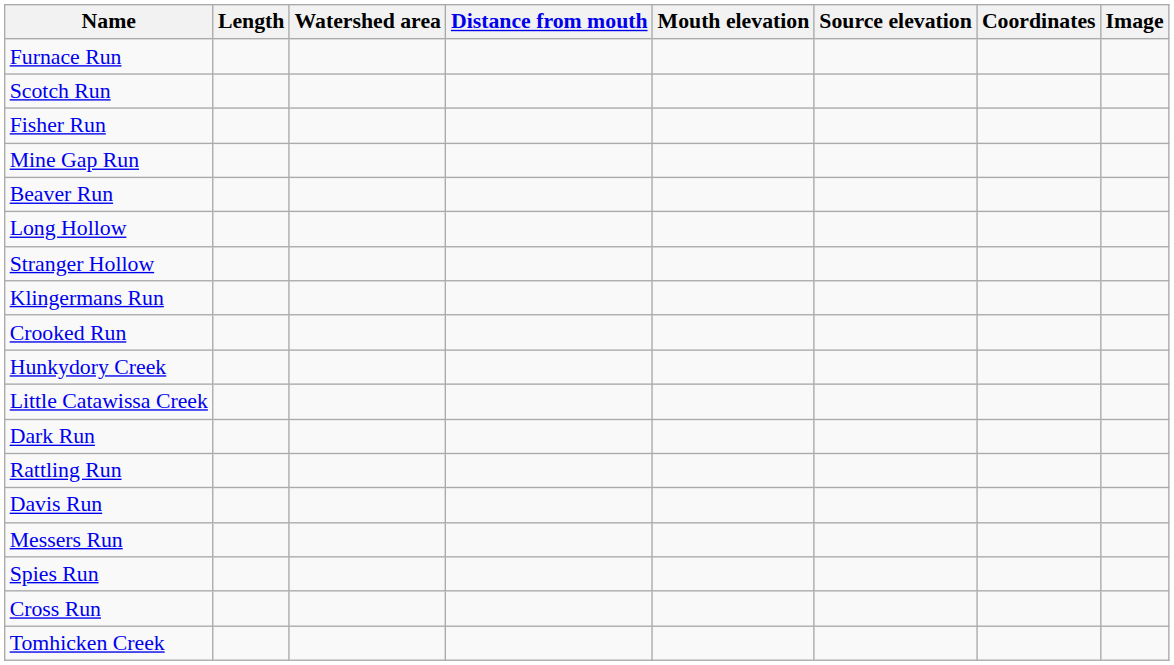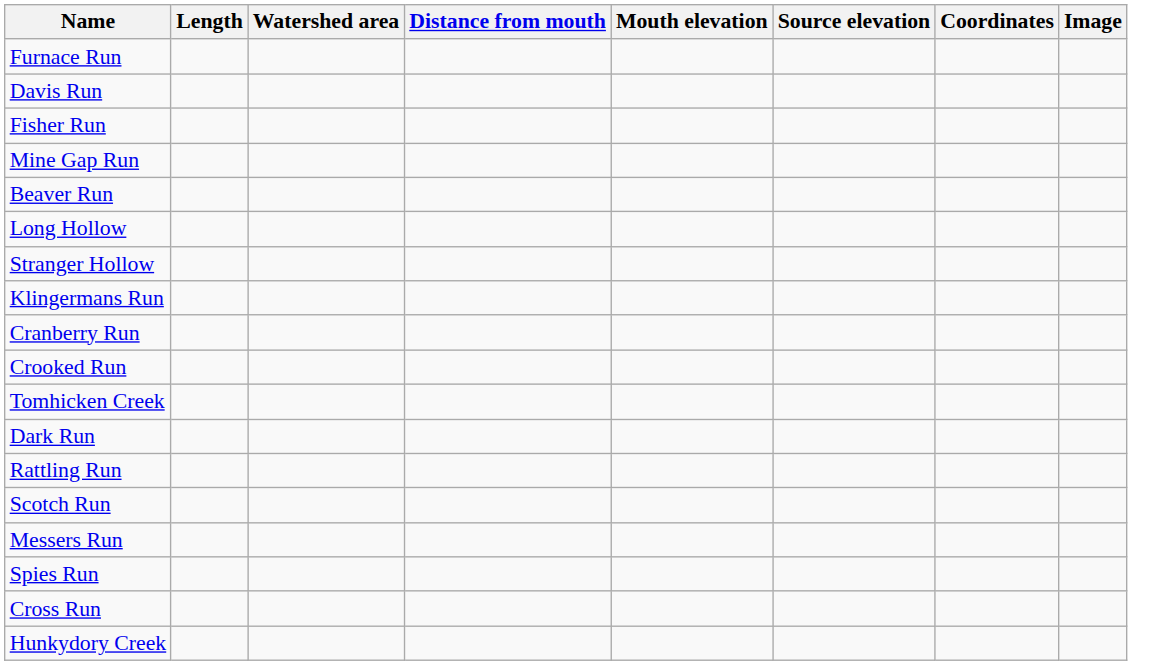rows swapped: (60, 90) <-> (56, 504)
+ row: (75, 332)
rows swapped: (87, 642) <-> (88, 366)
- row: (109, 401)
